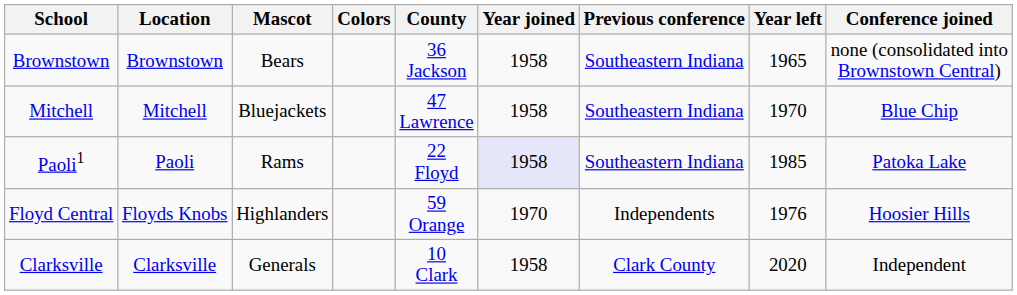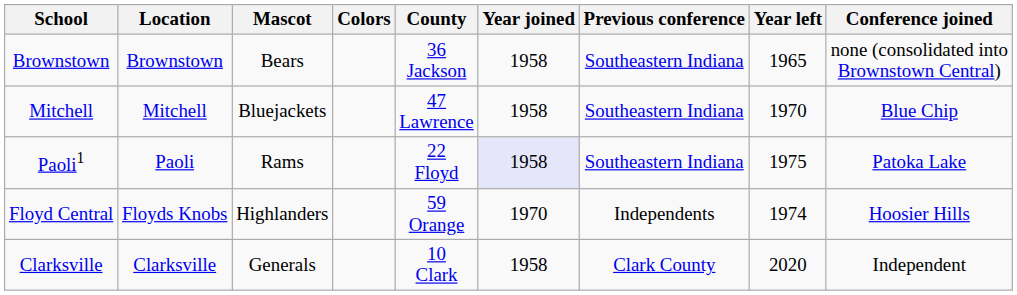(788, 162) 1985 -> (788, 162) 1975
(788, 213) 1976 -> (788, 213) 1974
